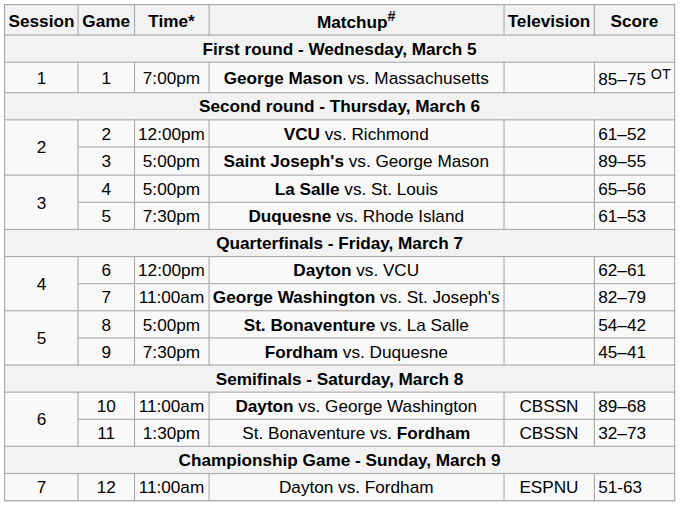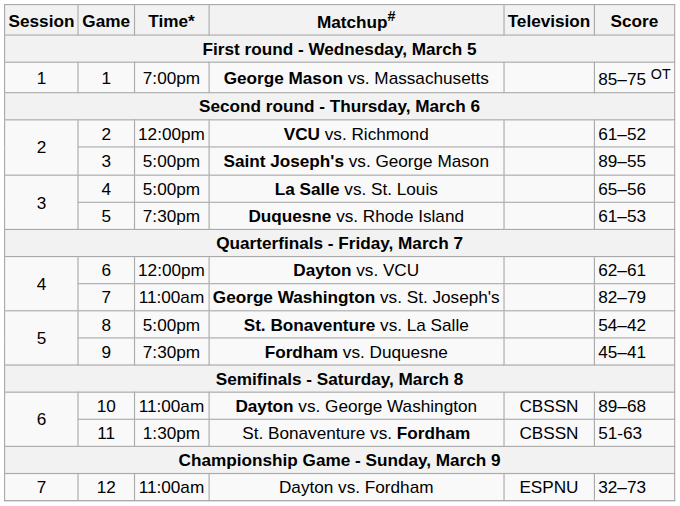(622, 433) 32–73 -> (620, 433) 51-63
(620, 488) 51-63 -> (622, 488) 32–73
